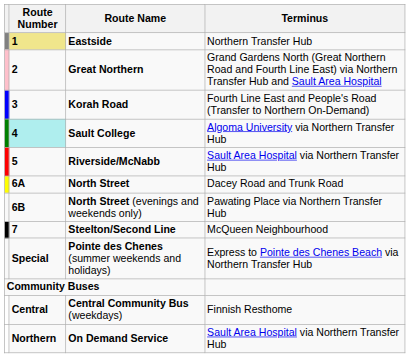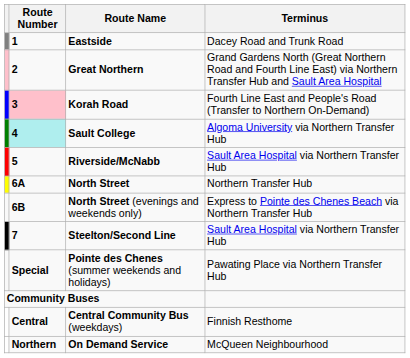(15, 41) khaki background -> (15, 41) no background
(260, 41) Northern Transfer Hub -> (275, 41) Dacey Road and Trunk Road
(15, 104) no background -> (15, 104) pink background
(275, 184) Dacey Road and Trunk Road -> (260, 184) Northern Transfer Hub
(295, 207) Pawating Place via Northern Transfer Hub -> (303, 207) Express to Pointe des Chenes Beach via Northern Transfer Hub
(268, 230) McQueen Neighbourhood -> (303, 235) Sault Area Hospital via Northern Transfer Hub
(303, 258) Express to Pointe des Chenes Beach via Northern Transfer Hub -> (295, 270) Pawating Place via Northern Transfer Hub
(303, 338) Sault Area Hospital via Northern Transfer Hub -> (268, 344) McQueen Neighbourhood
